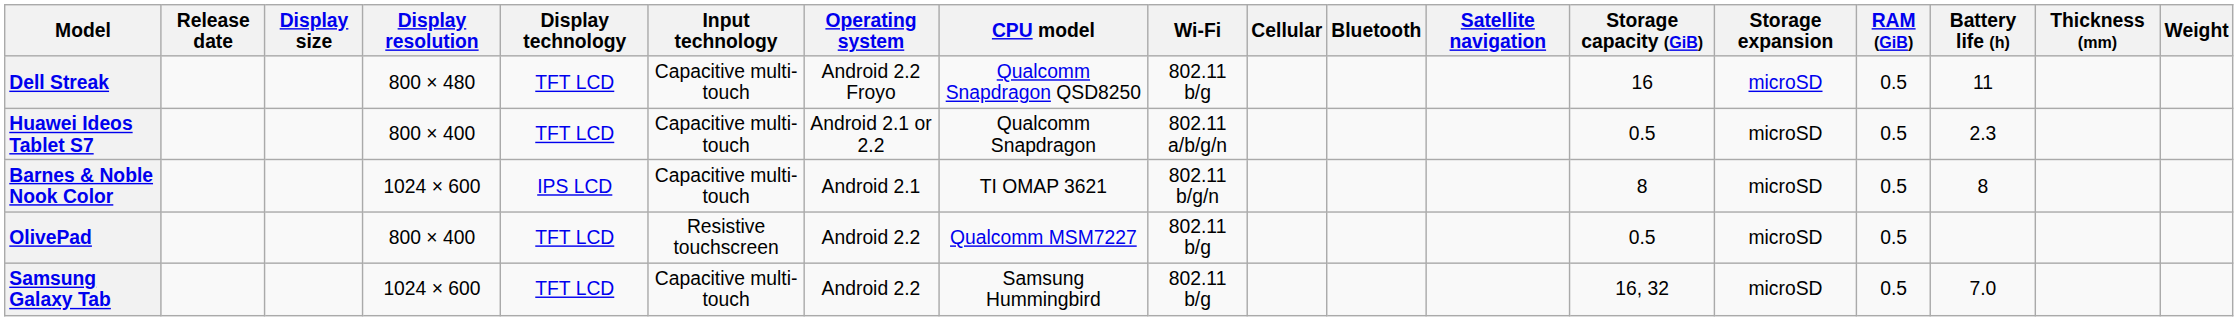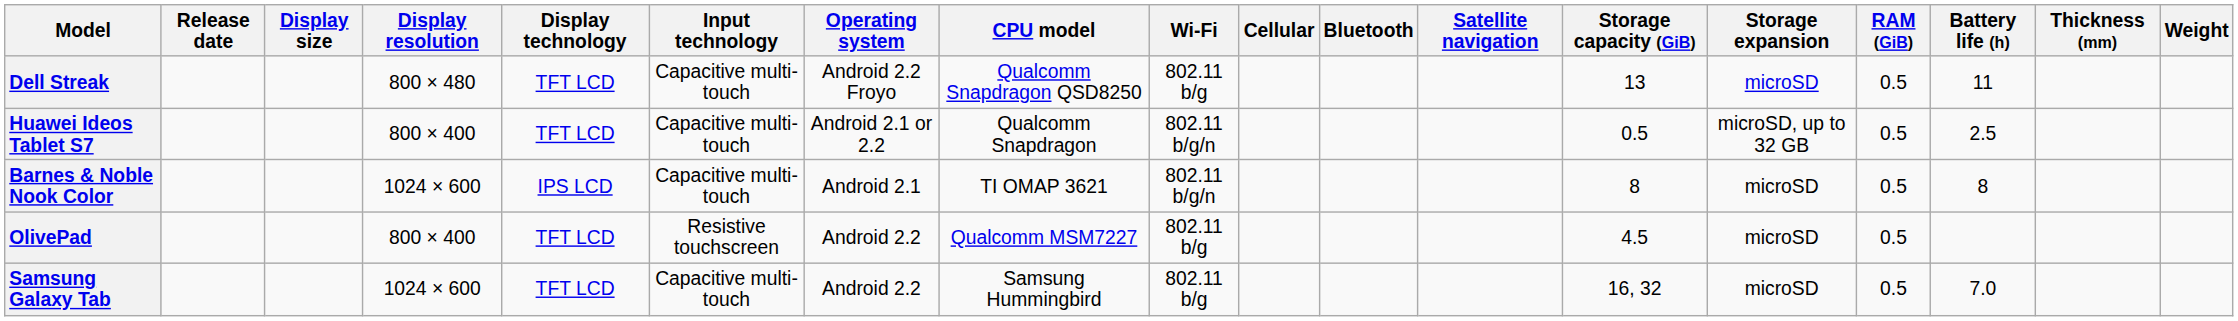(1642, 82) 16 -> (1635, 82) 13
(1198, 134) 802.11 a/b/g/n -> (1194, 134) 802.11 b/g/n
(1786, 134) microSD -> (1782, 134) microSD, up to 32 GB
(1983, 134) 2.3 -> (1983, 134) 2.5
(1642, 237) 0.5 -> (1635, 237) 4.5
